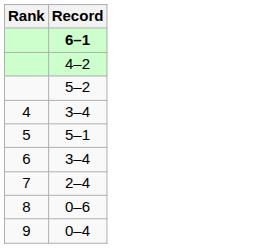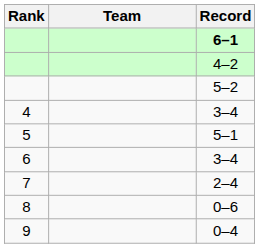+ column: (122, 16)
